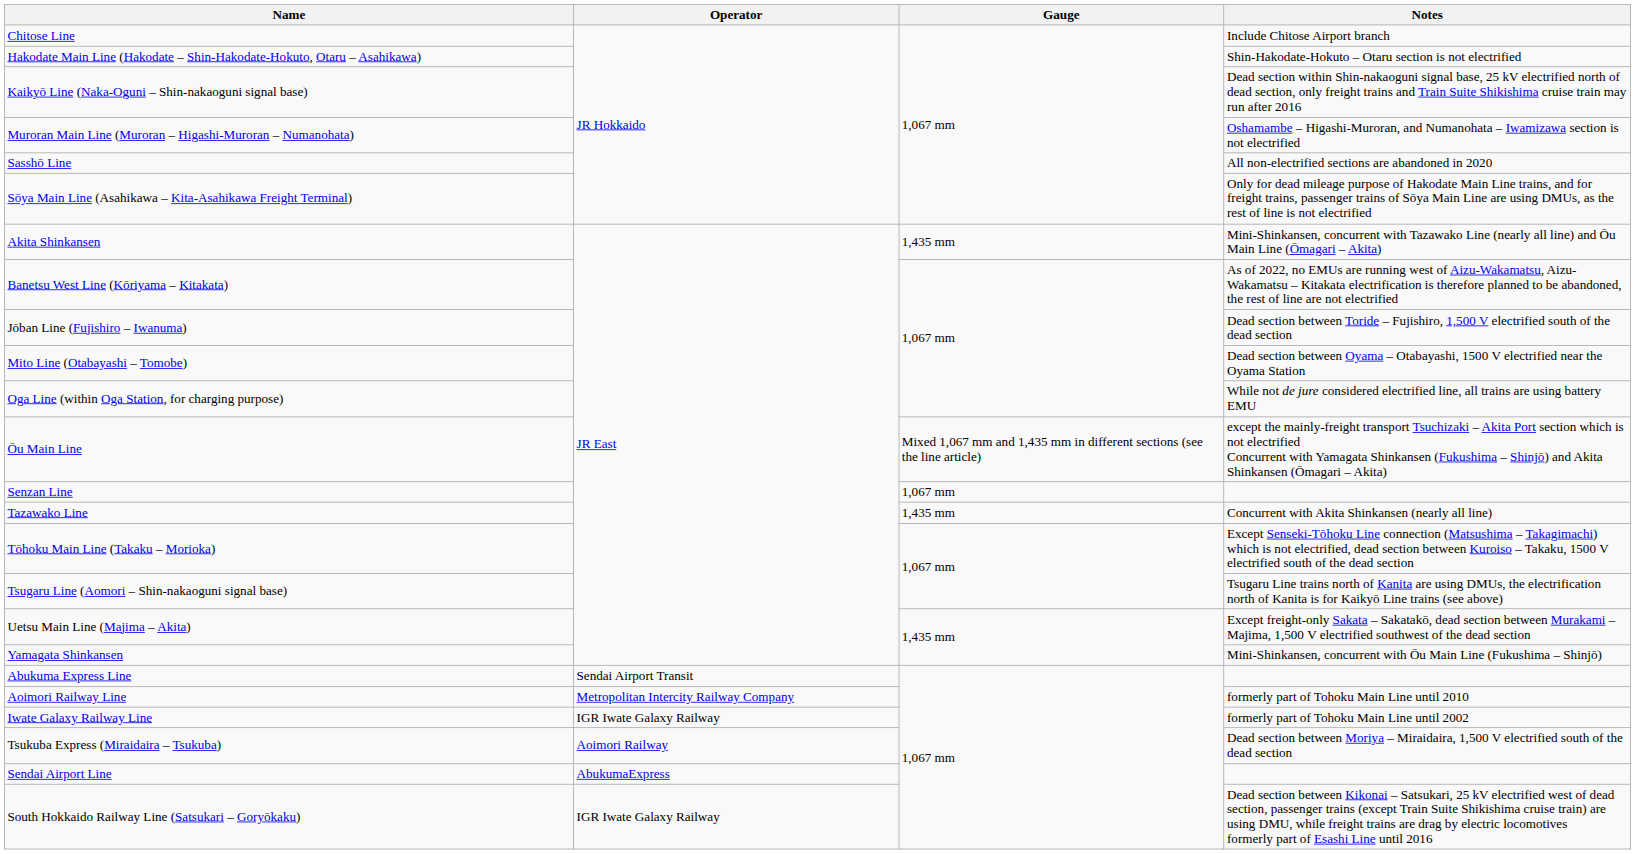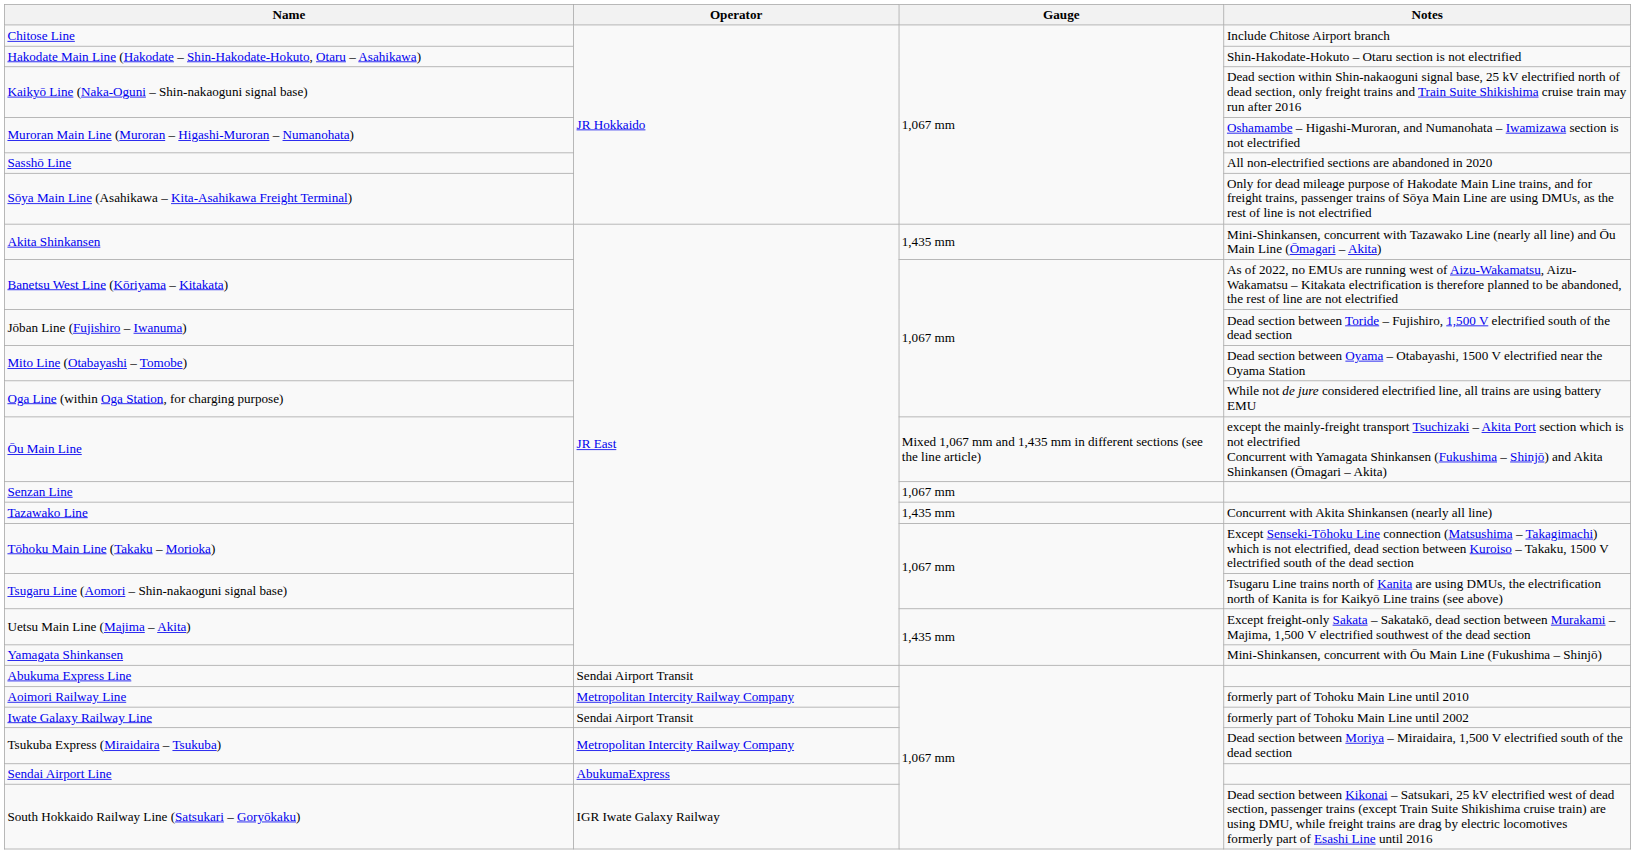(648, 717) IGR Iwate Galaxy Railway -> (635, 717) Sendai Airport Transit
(622, 745) Aoimori Railway -> (685, 745) Metropolitan Intercity Railway Company
